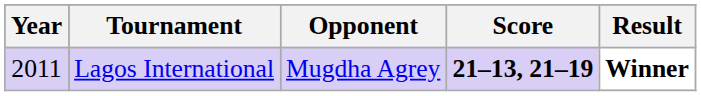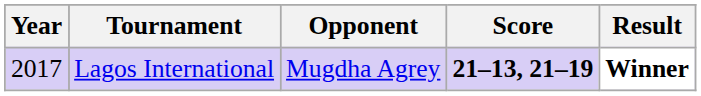(37, 68) 2011 -> (37, 68) 2017
